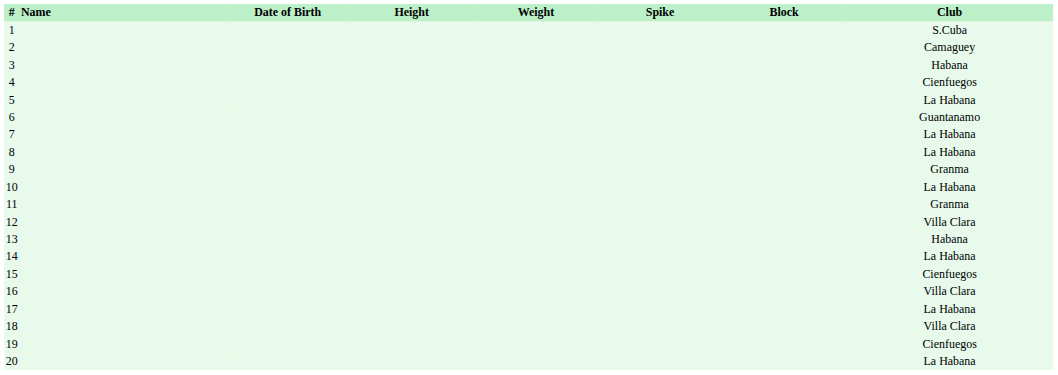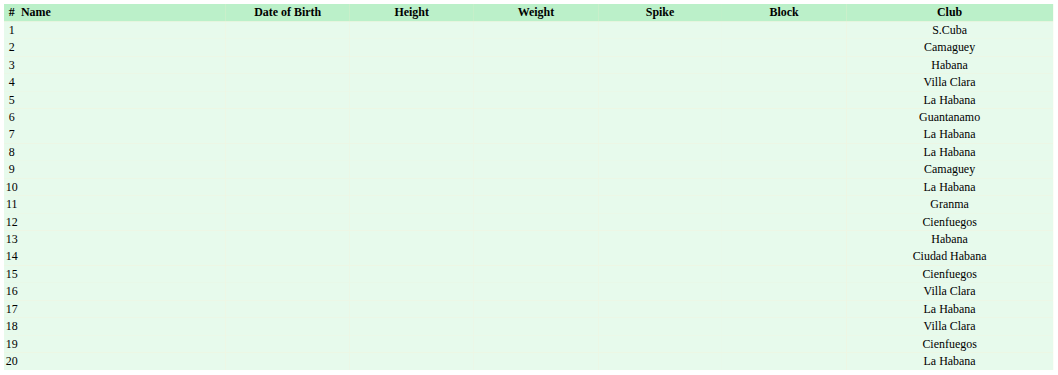(950, 82) Cienfuegos -> (950, 82) Villa Clara
(950, 169) Granma -> (950, 169) Camaguey
(950, 221) Villa Clara -> (950, 221) Cienfuegos
(950, 256) La Habana -> (950, 256) Ciudad Habana
